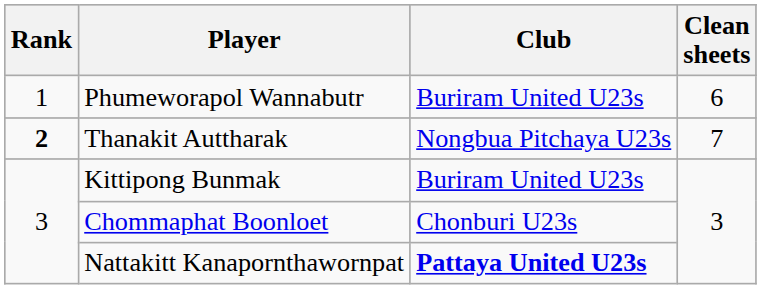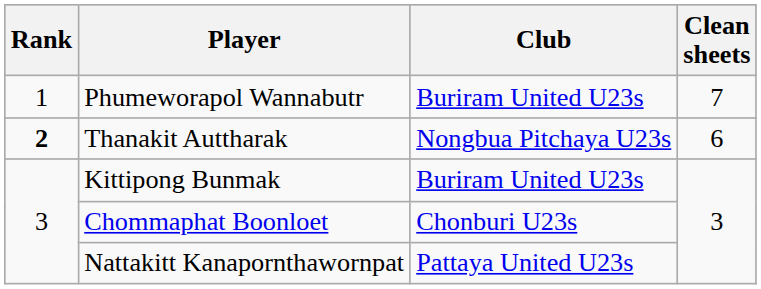(717, 96) 6 -> (717, 96) 7
(717, 138) 7 -> (717, 138) 6
(531, 262) bold -> (525, 262) normal
